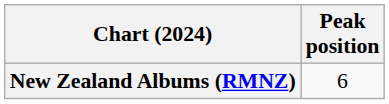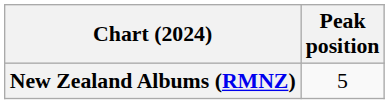(343, 80) 6 -> (343, 80) 5
